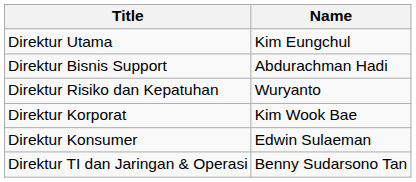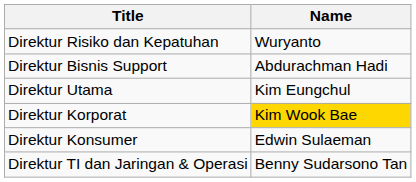rows swapped: (60, 41) <-> (113, 90)
(306, 115) no background -> (306, 115) gold background
